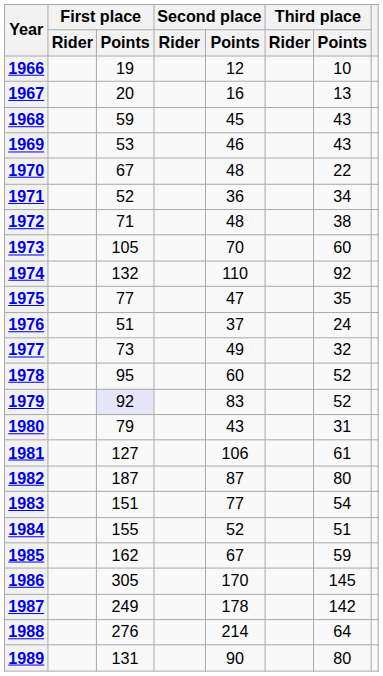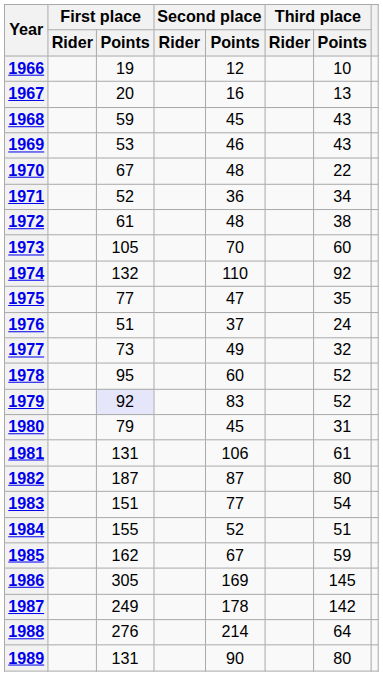(125, 222) 71 -> (125, 222) 61
(235, 427) 43 -> (235, 427) 45
(125, 453) 127 -> (125, 453) 131
(235, 581) 170 -> (235, 581) 169
